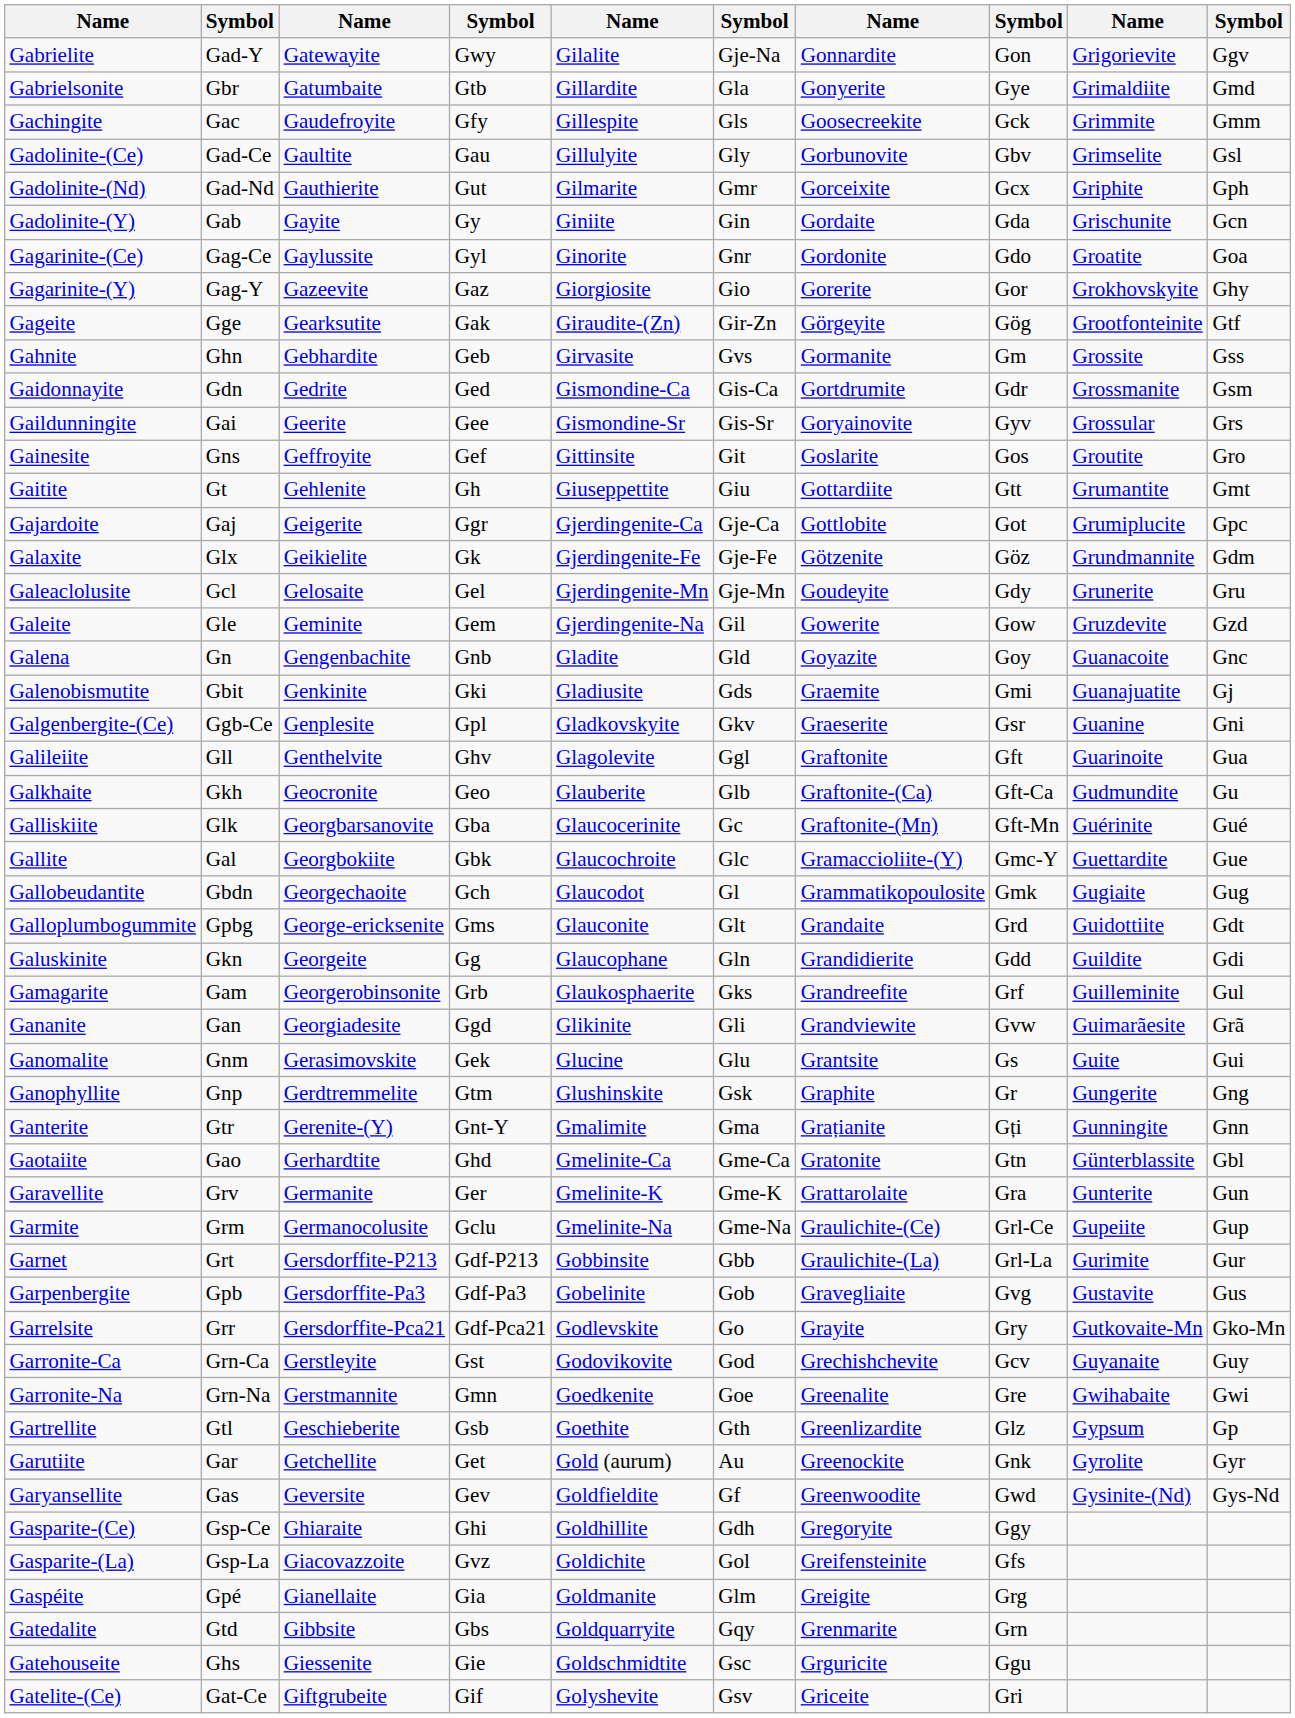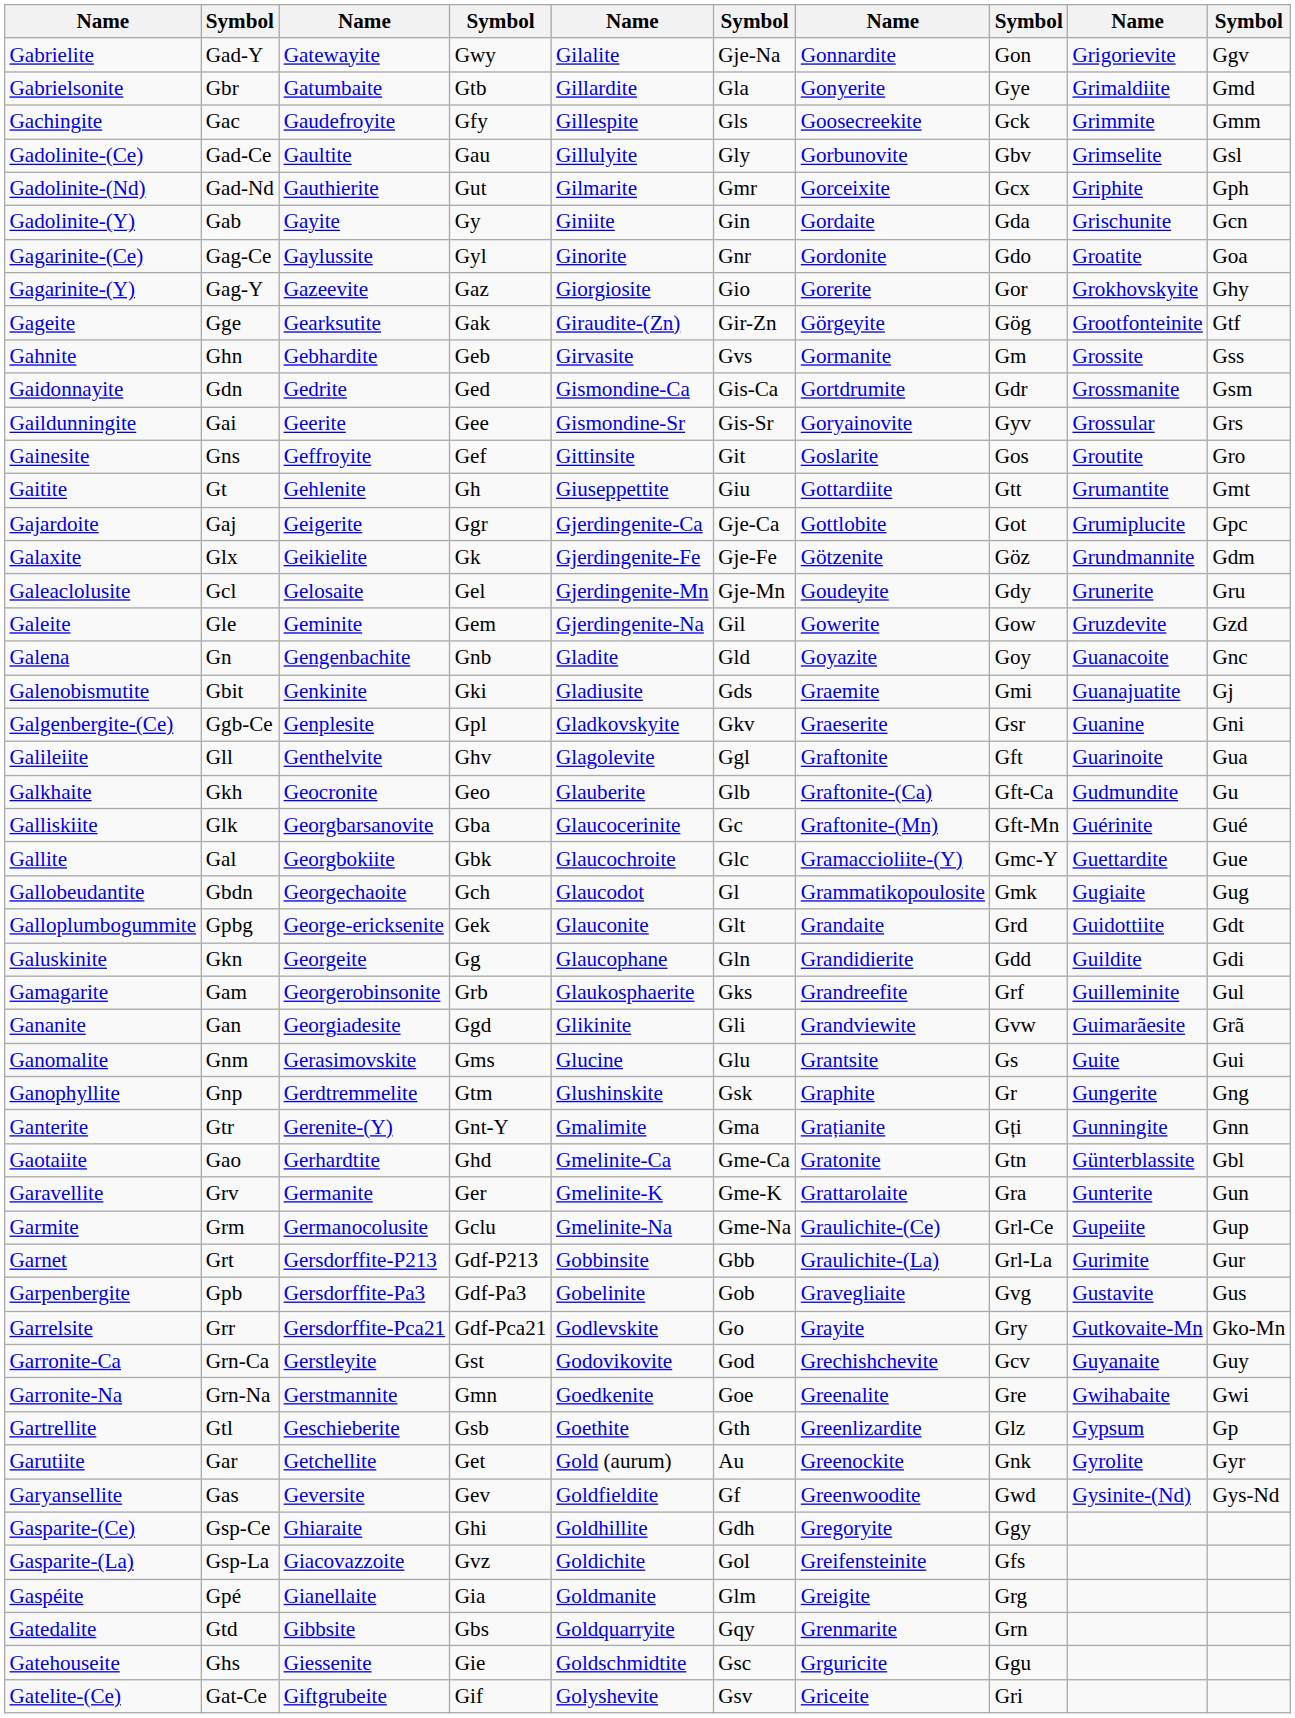(475, 925) Gms -> (472, 925) Gek
(472, 1059) Gek -> (475, 1059) Gms
